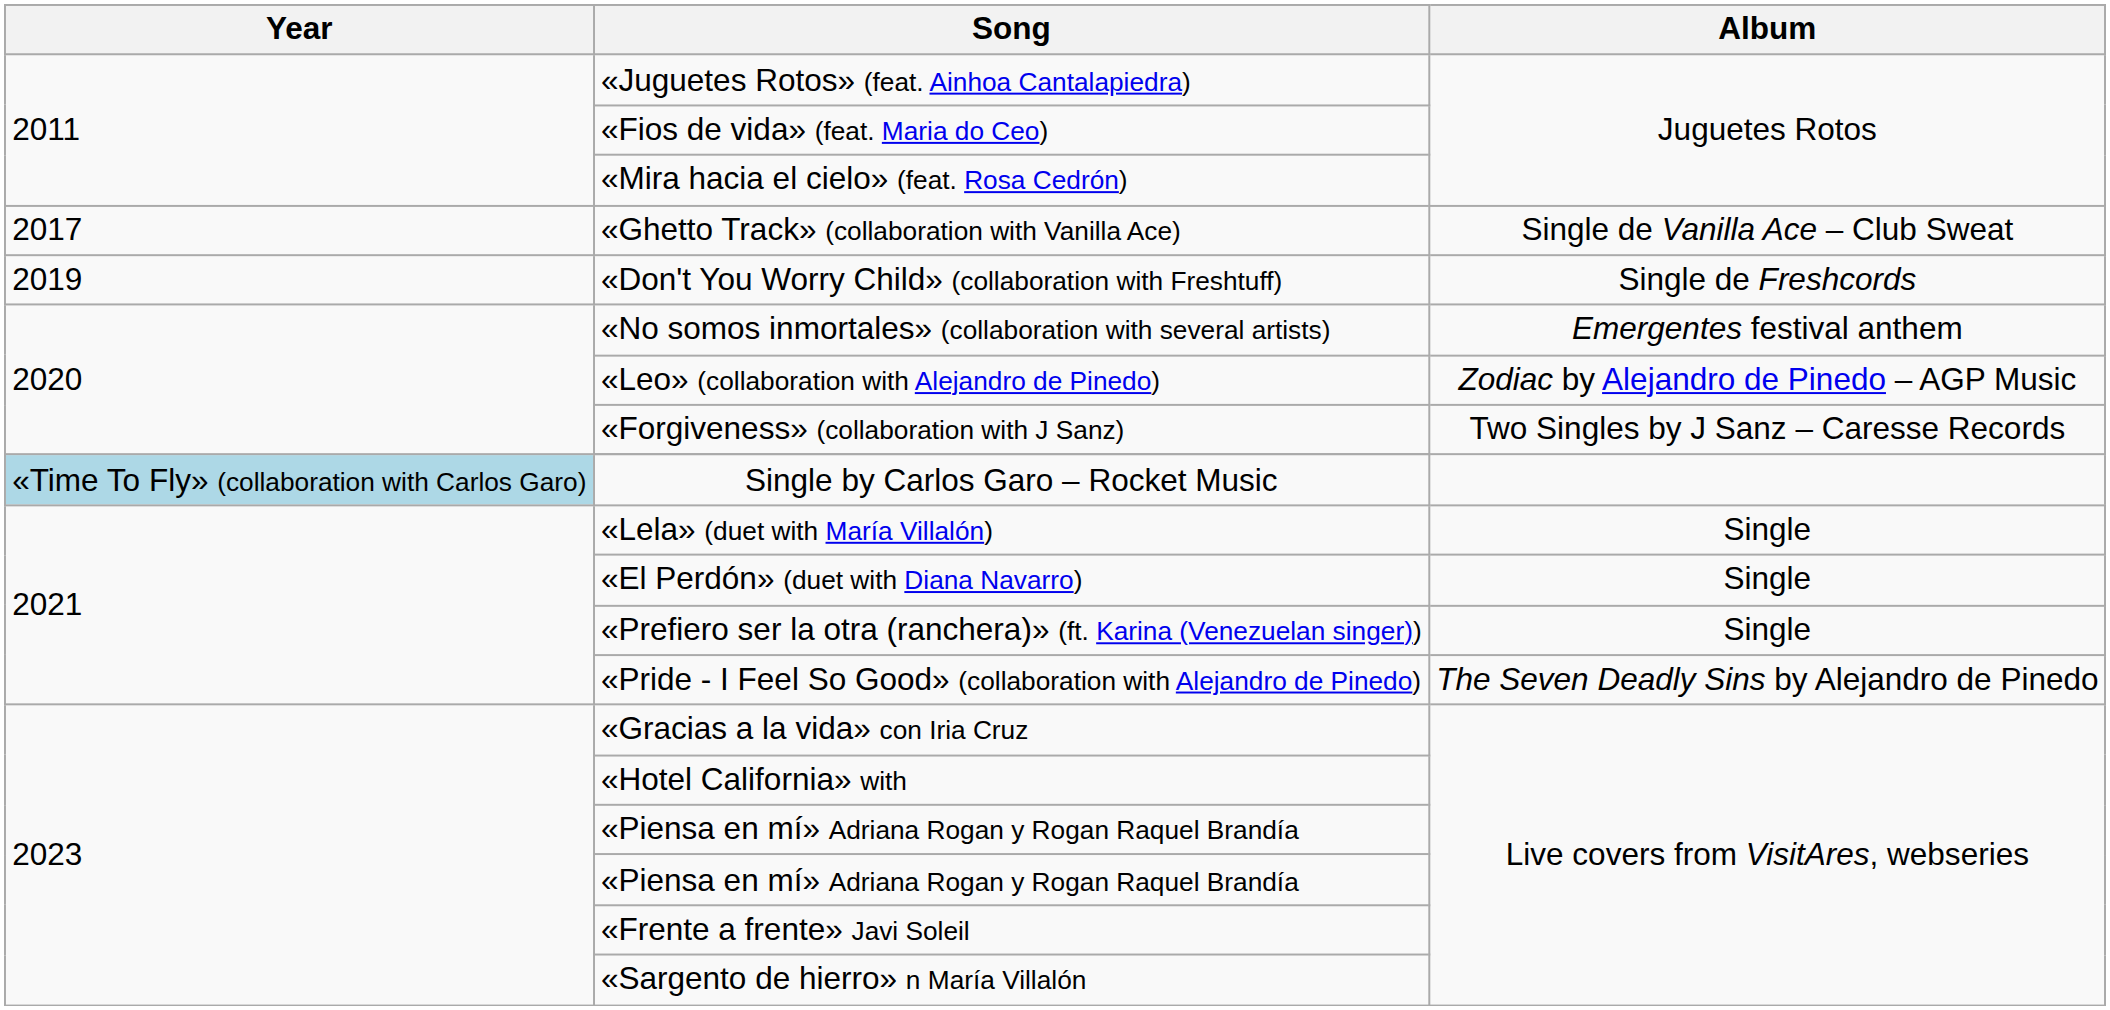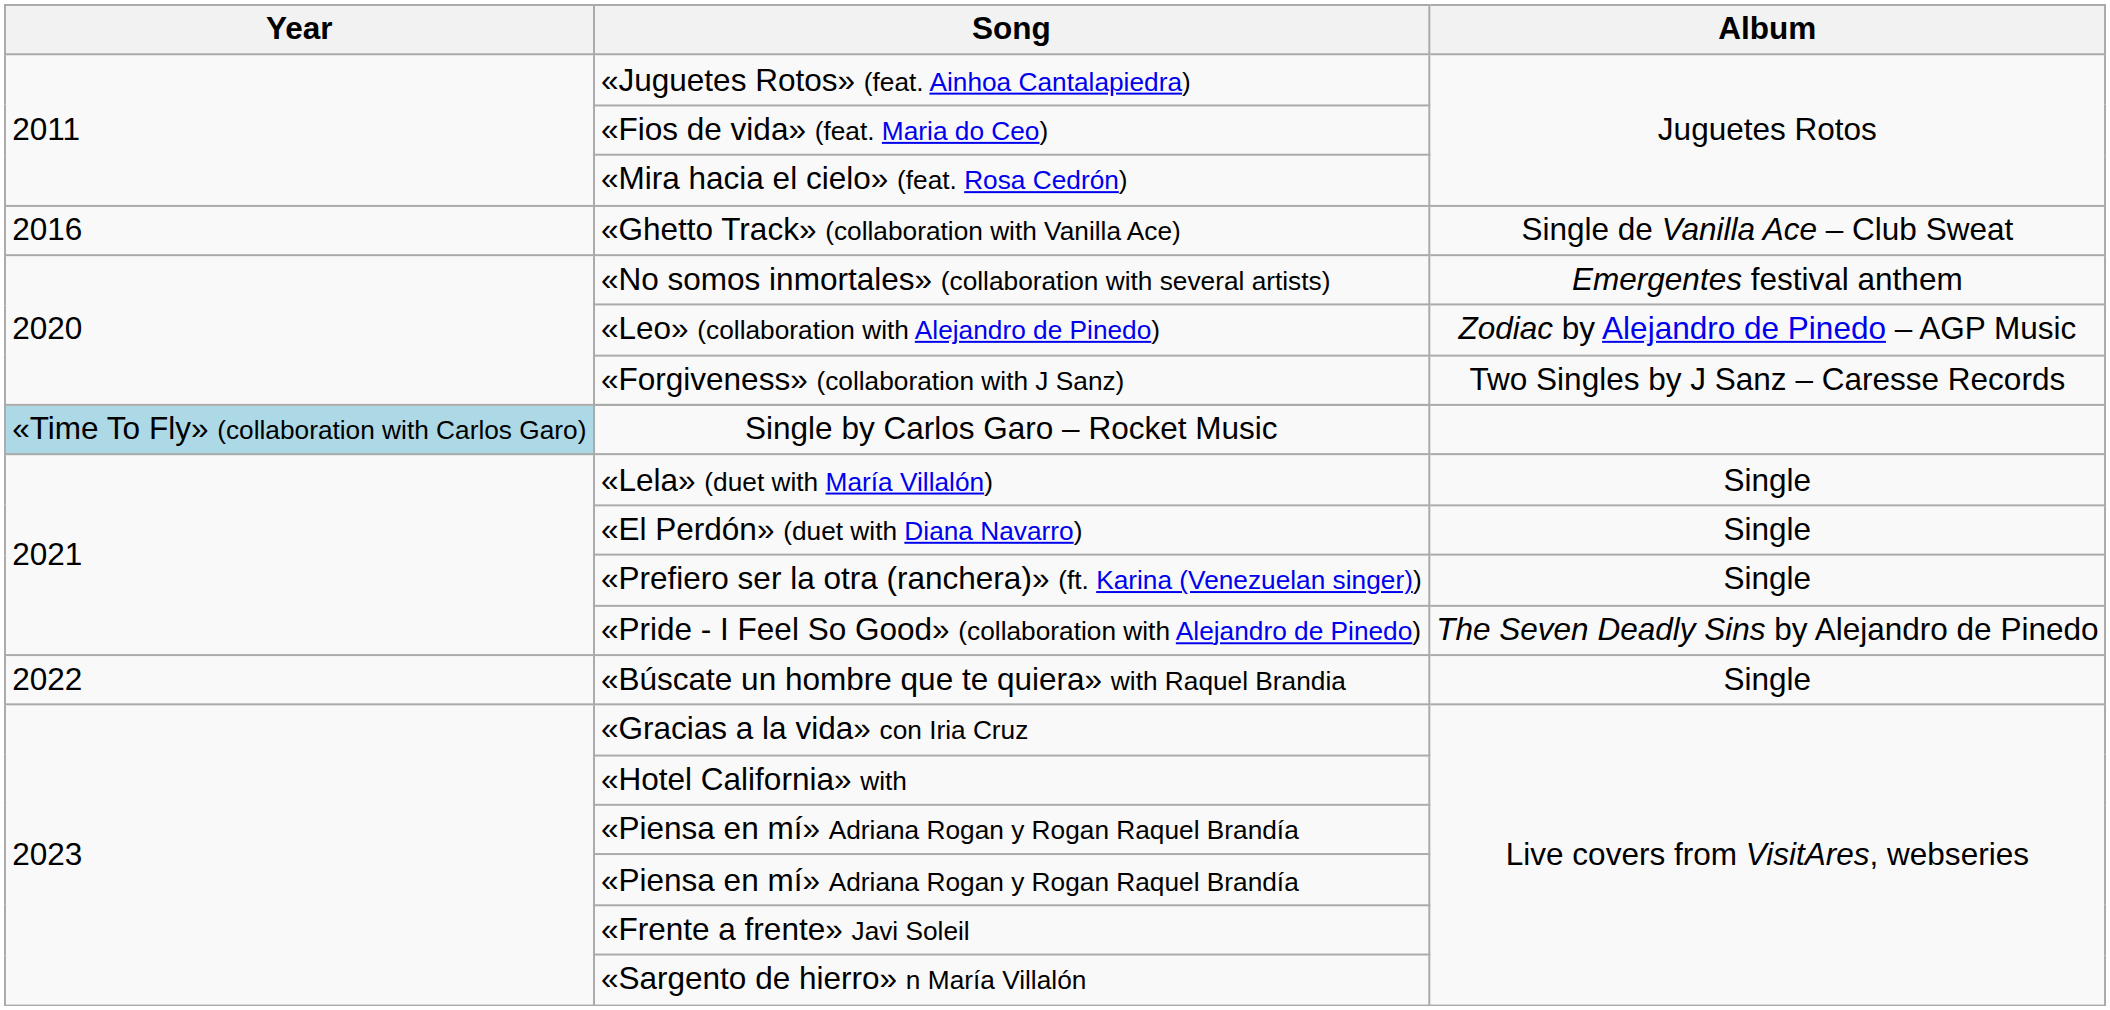(47, 229) 2017 -> (47, 229) 2016
- row: (942, 279)
+ row: (973, 679)
